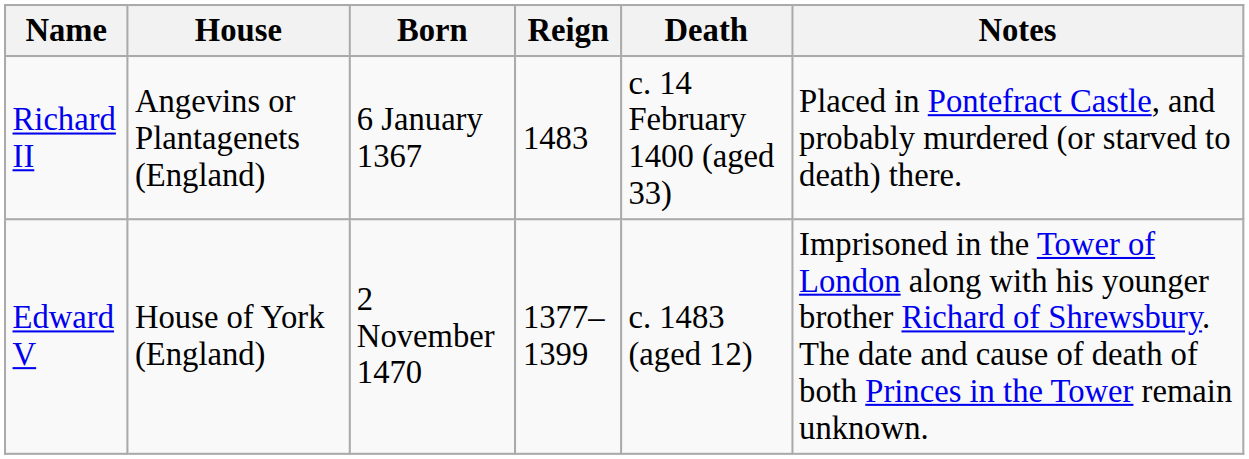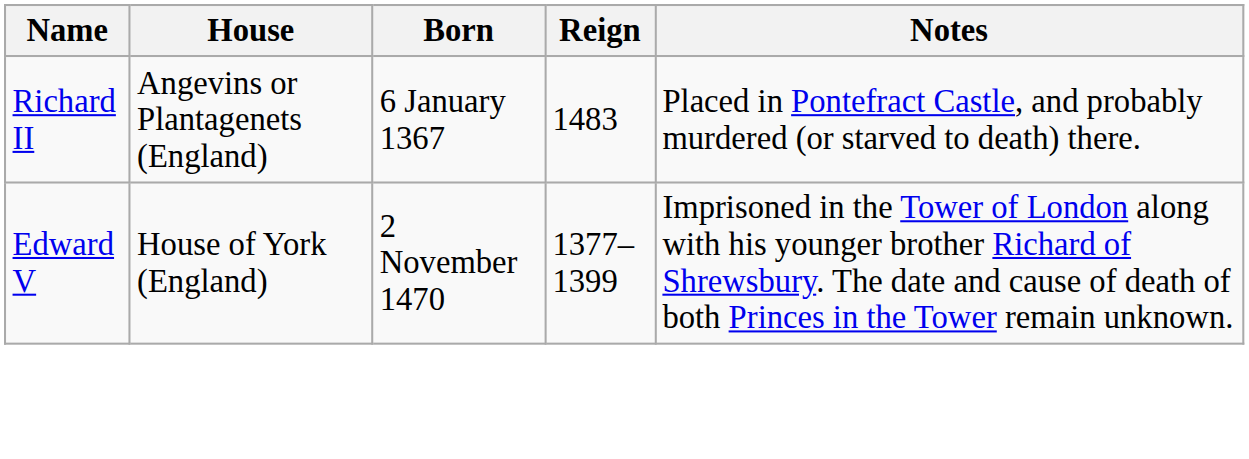- column: (706, 30)
